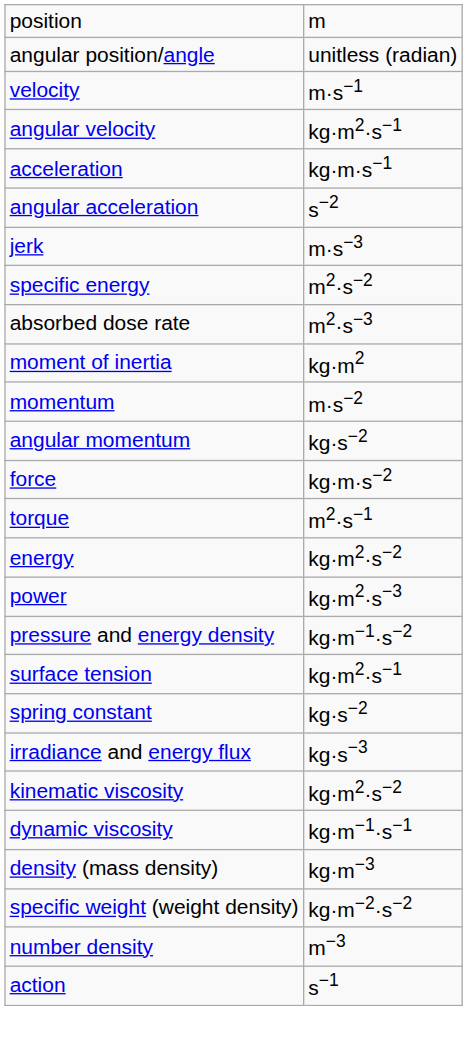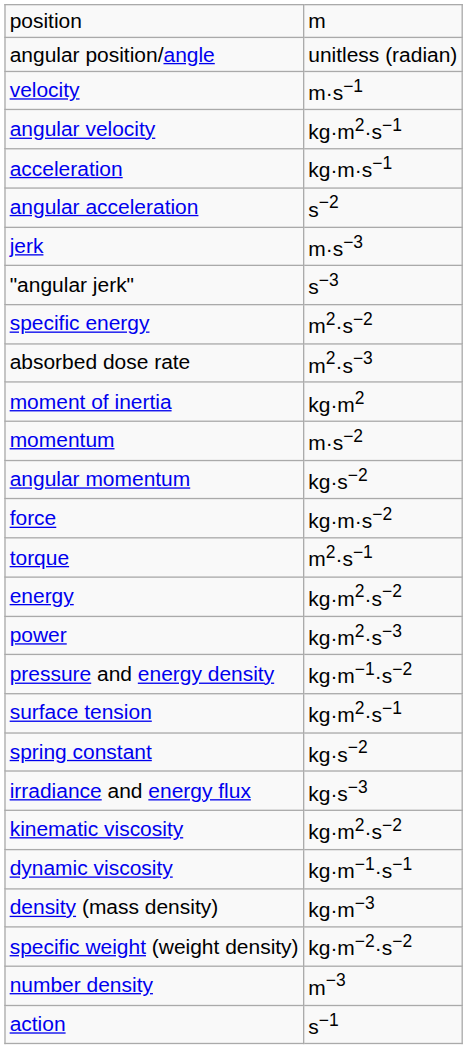+ row: (72, 284)
